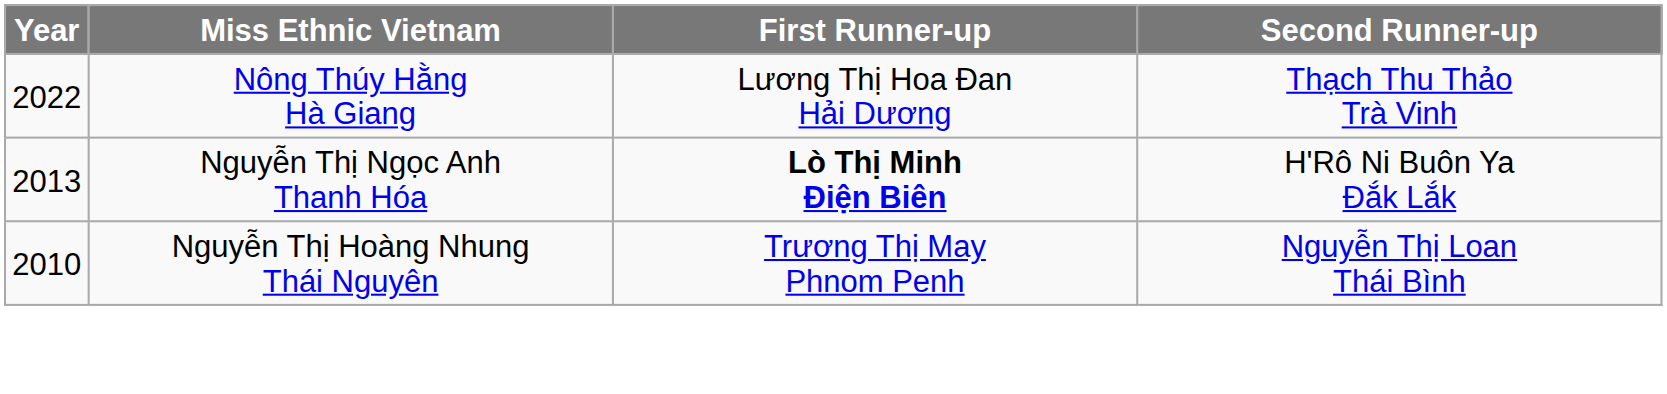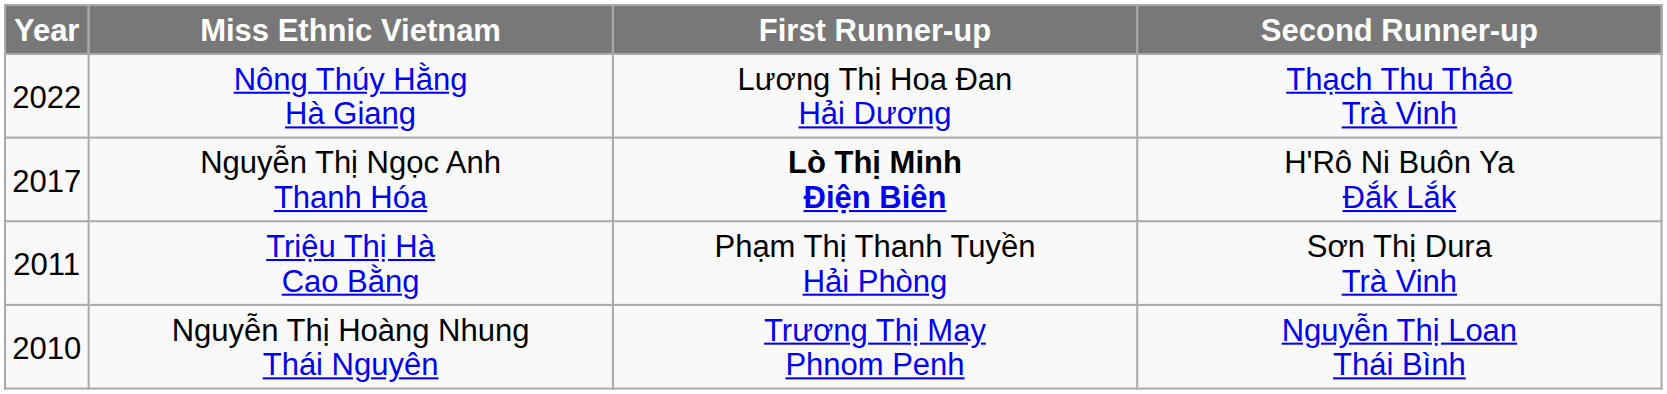(47, 180) 2013 -> (47, 180) 2017
+ row: (351, 264)
